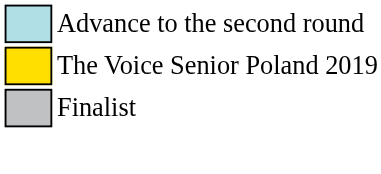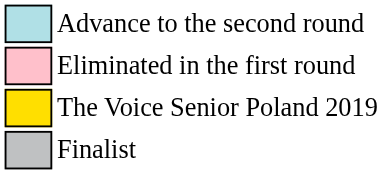+ row: (206, 65)
